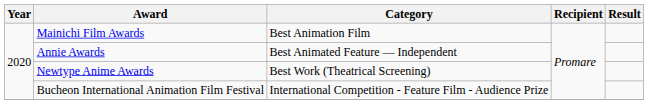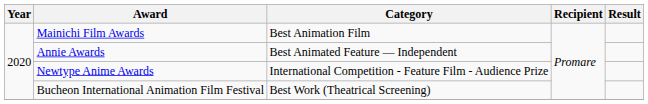(350, 71) Best Work (Theatrical Screening) -> (409, 71) International Competition - Feature Film - Audience Prize
(409, 90) International Competition - Feature Film - Audience Prize -> (350, 90) Best Work (Theatrical Screening)
